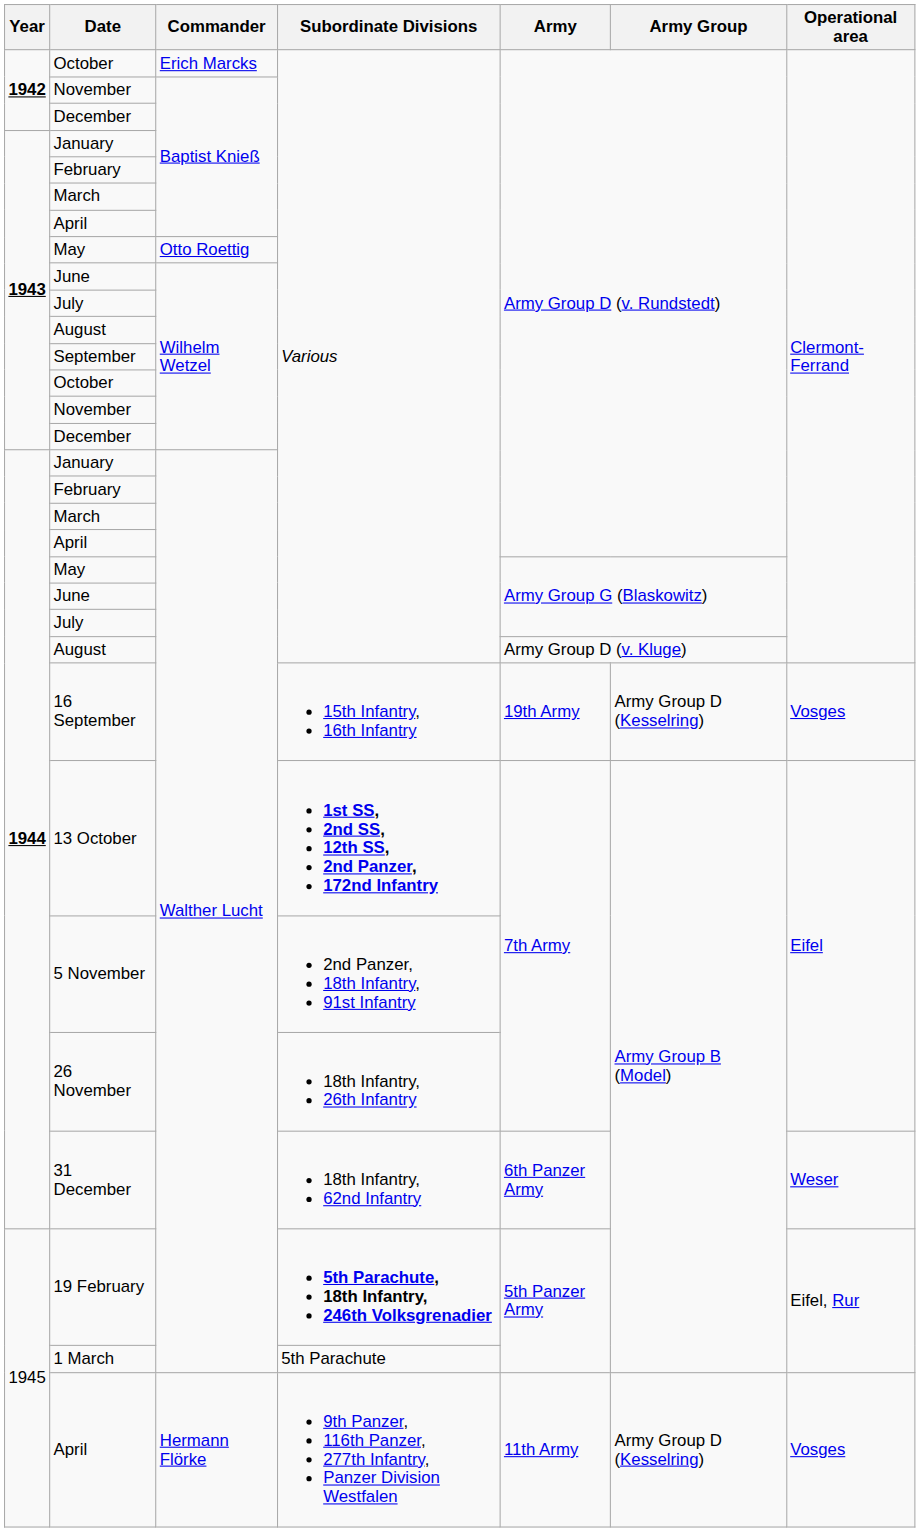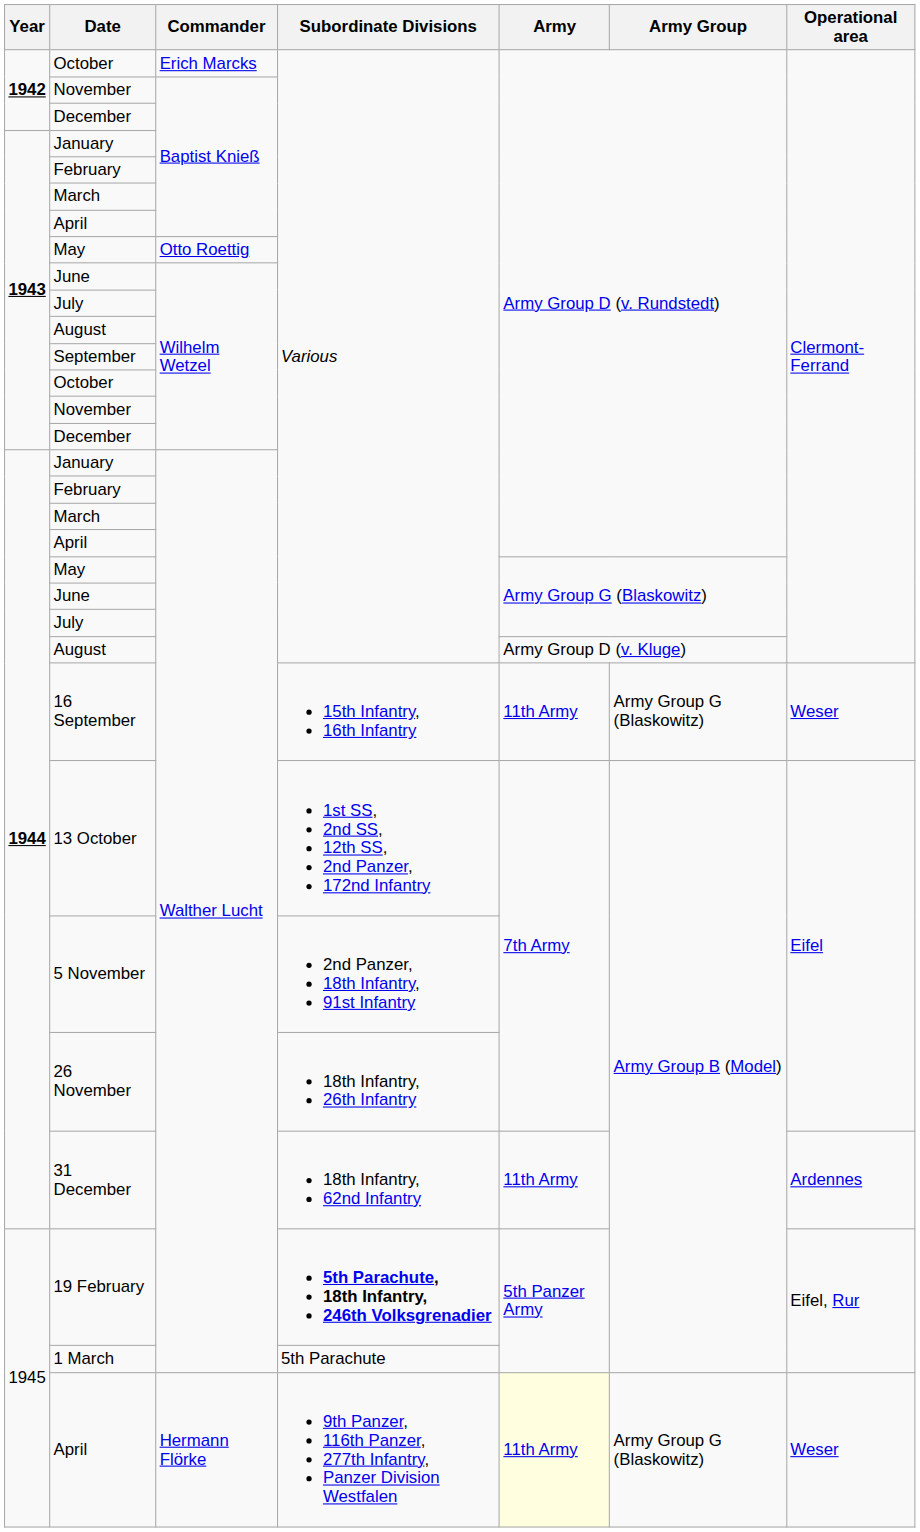(542, 711) 19th Army -> (541, 711) 11th Army
(668, 711) Army Group D (Kesselring) -> (668, 711) Army Group G (Blaskowitz)
(818, 711) Vosges -> (814, 711) Weser
(389, 848) bold -> (388, 848) normal
(545, 1179) 6th Panzer Army -> (541, 1179) 11th Army
(814, 1179) Weser -> (826, 1179) Ardennes
(541, 1449) no background -> (541, 1449) lightyellow background
(668, 1449) Army Group D (Kesselring) -> (668, 1449) Army Group G (Blaskowitz)
(818, 1449) Vosges -> (814, 1449) Weser
